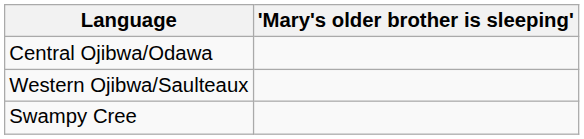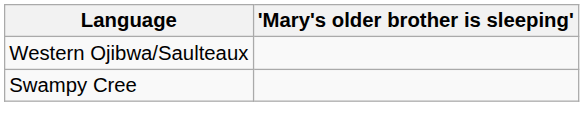- row: (111, 52)
